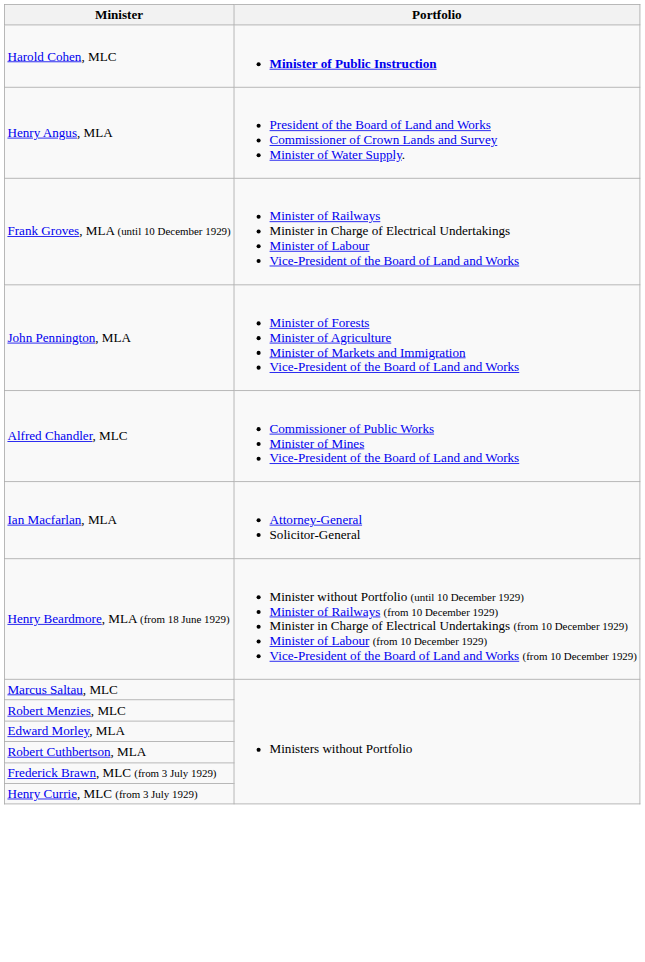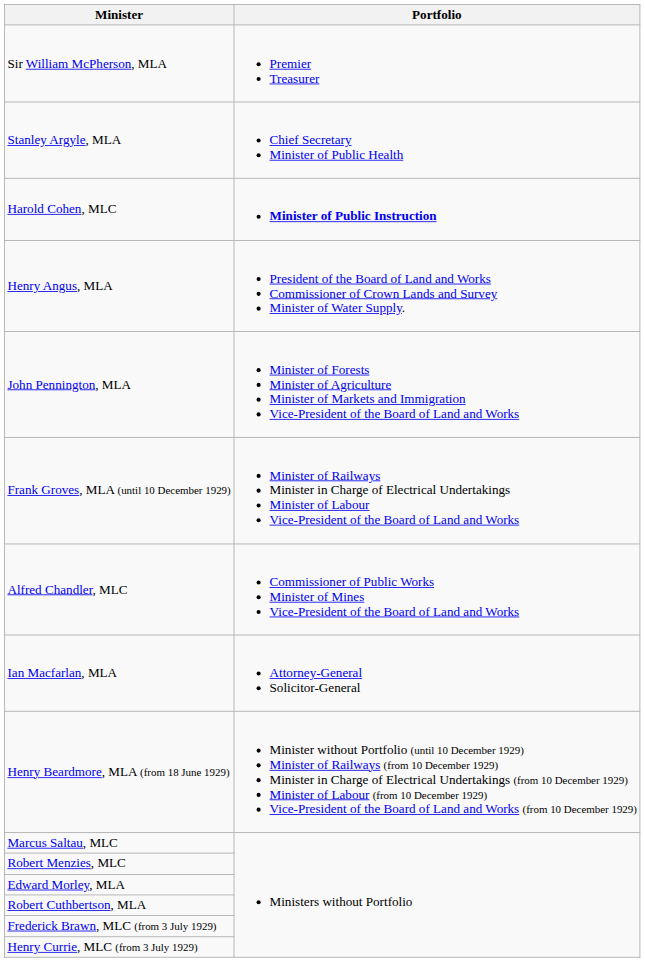+ row: (87, 63)
+ row: (64, 140)
rows swapped: (69, 337) <-> (119, 231)
